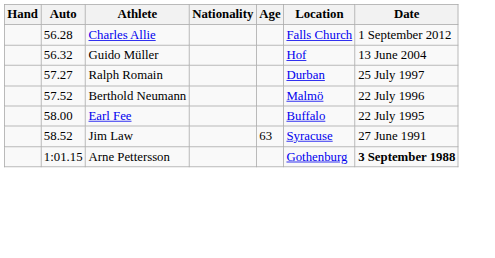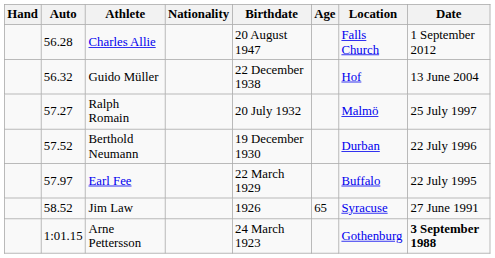+ column: (272, 14)
(306, 75) Durban -> (360, 111) Malmö
(305, 95) Malmö -> (361, 146) Durban
(58, 116) 58.00 -> (58, 180) 57.97
(266, 136) 63 -> (321, 208) 65
